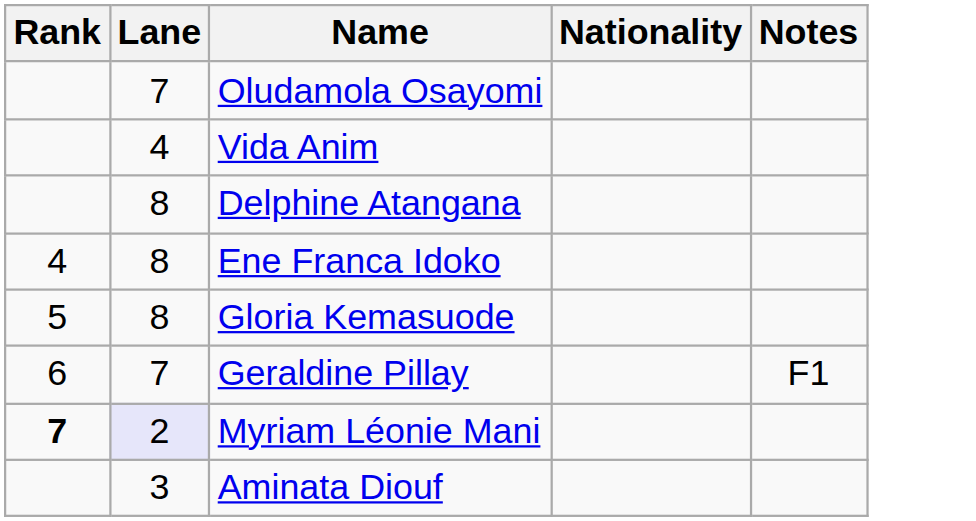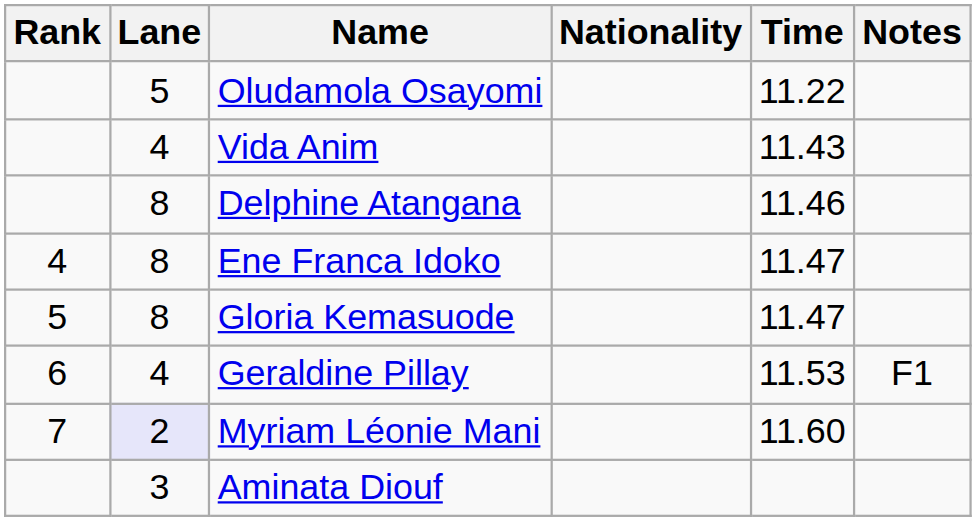+ column: (802, 32)
(159, 89) 7 -> (159, 89) 5
(159, 373) 7 -> (159, 373) 4
(57, 430) bold -> (57, 430) normal
